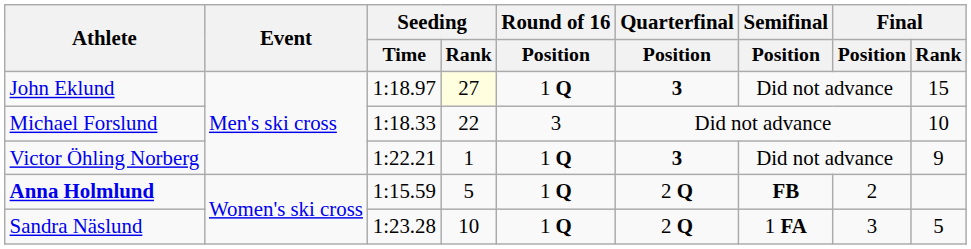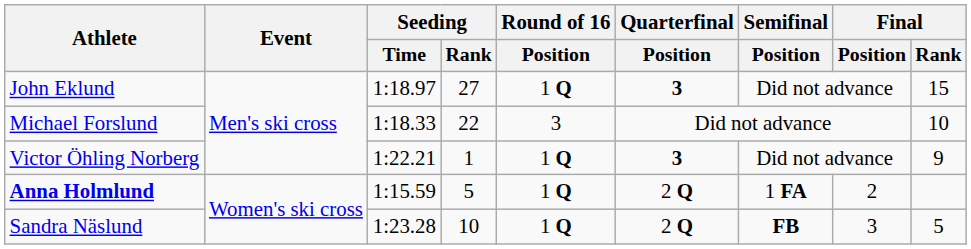(469, 89) lightyellow background -> (469, 89) no background
(786, 192) FB -> (786, 192) 1 FA
(786, 226) 1 FA -> (786, 226) FB
